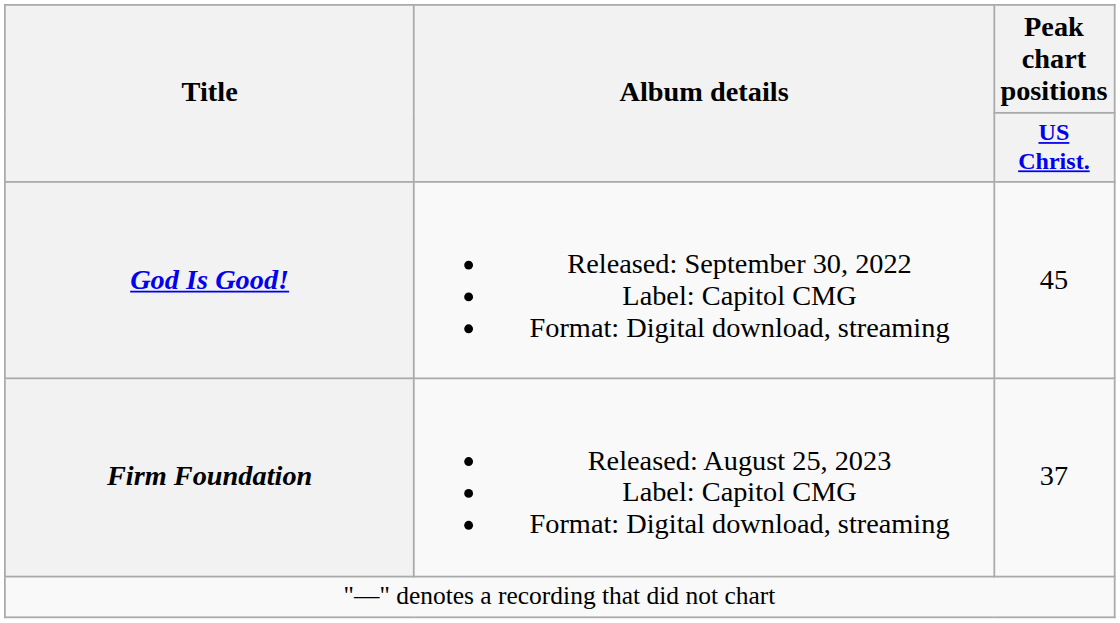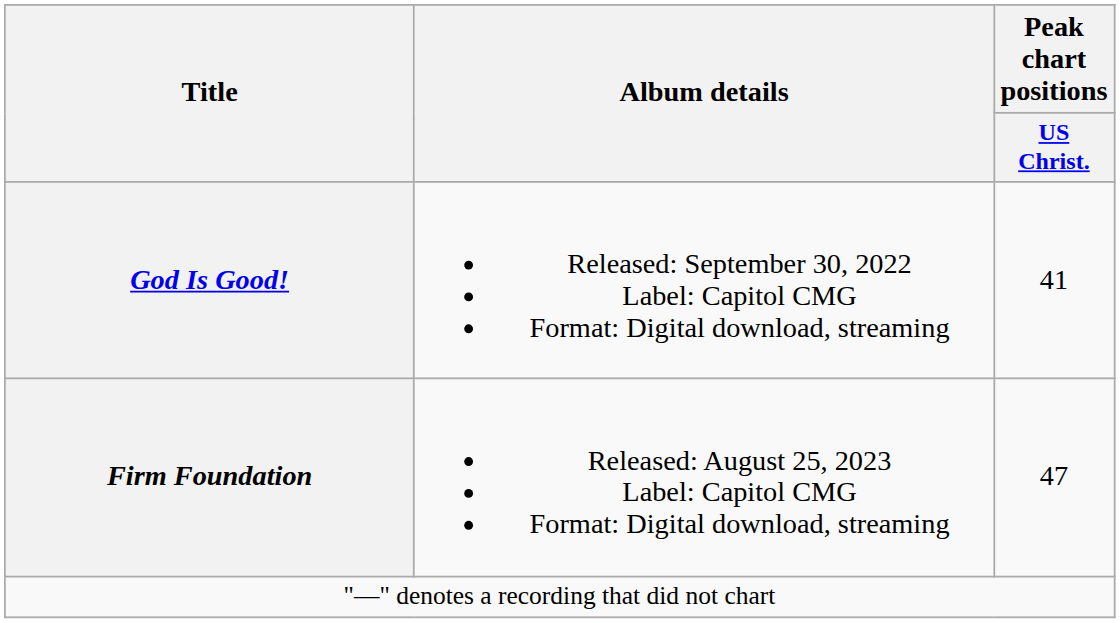(1054, 279) 45 -> (1054, 279) 41
(1054, 476) 37 -> (1054, 476) 47
